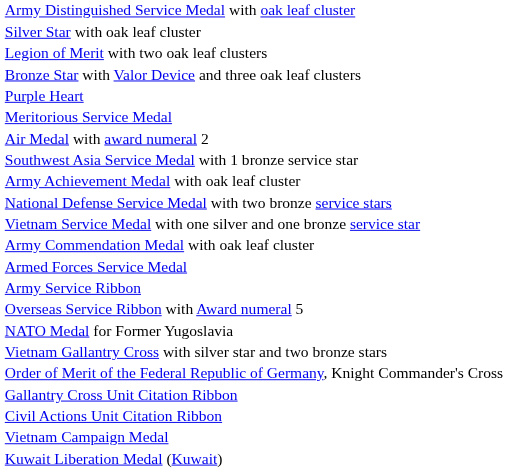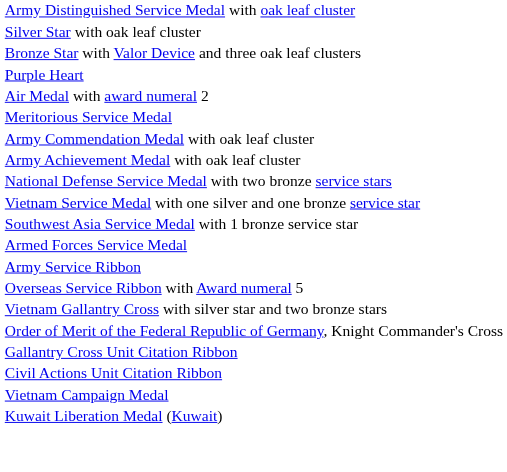- row: (136, 53)
rows swapped: (88, 117) <-> (107, 138)
rows swapped: (160, 245) <-> (182, 160)
- row: (119, 330)
